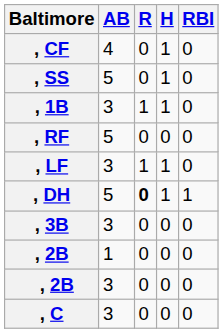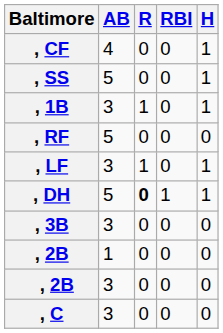columns swapped: (167, 19) <-> (198, 19)
